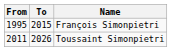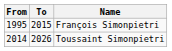(17, 39) 2011 -> (17, 39) 2014
